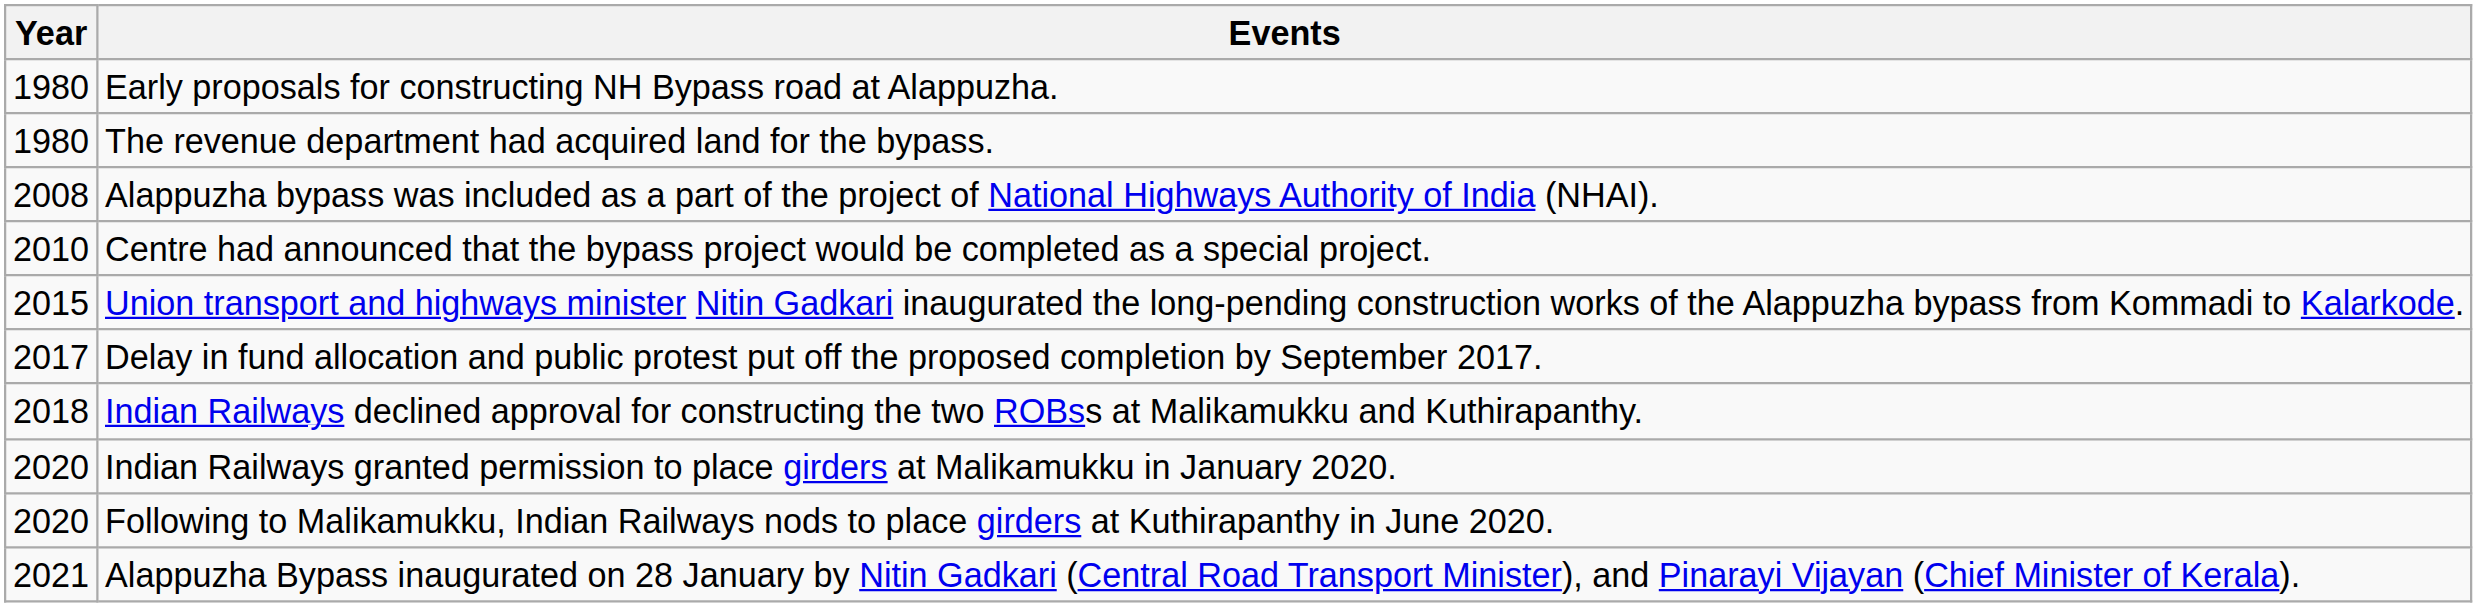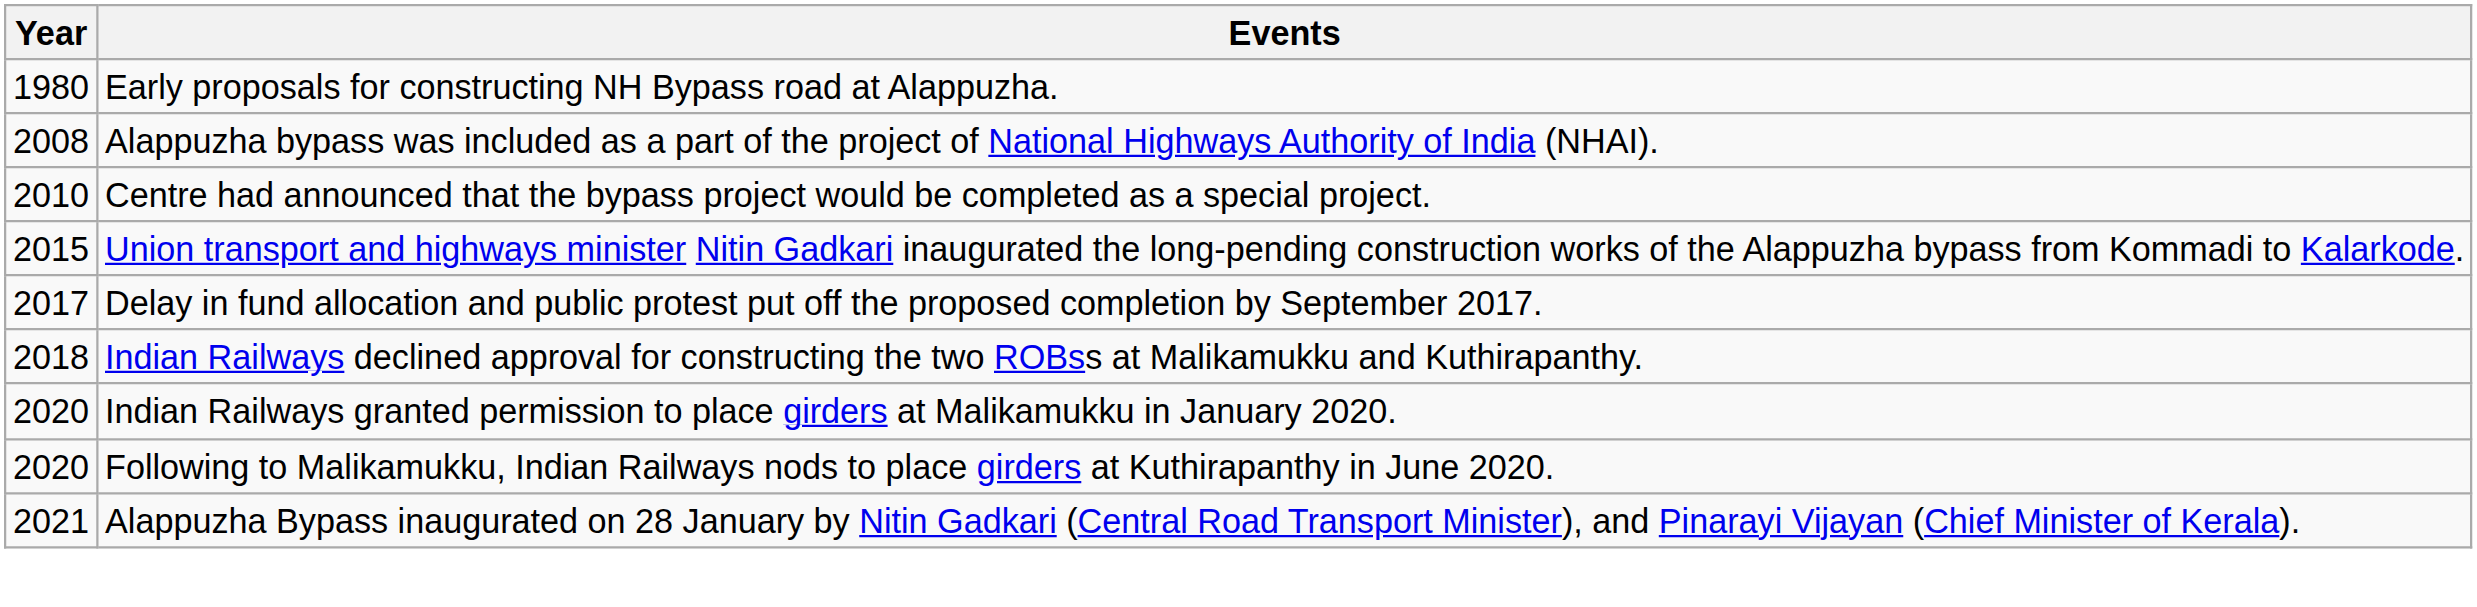- row: (550, 141)
